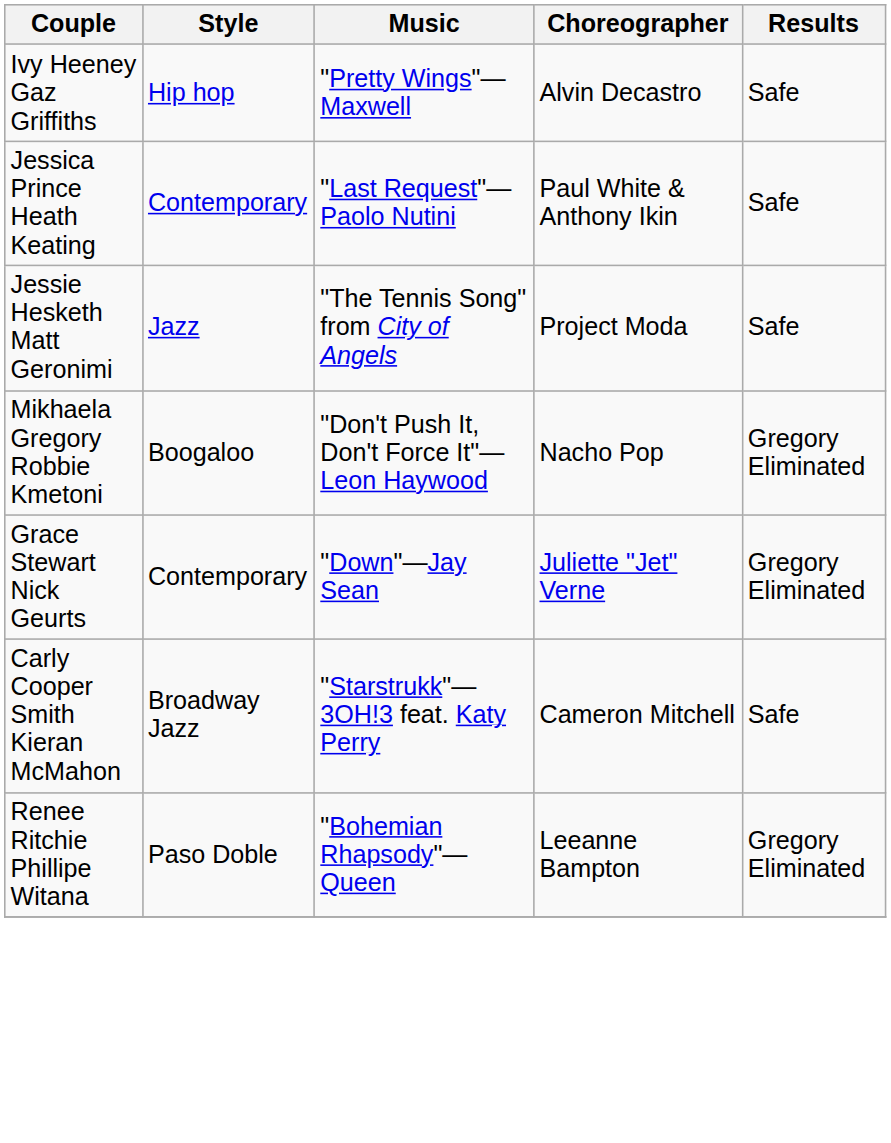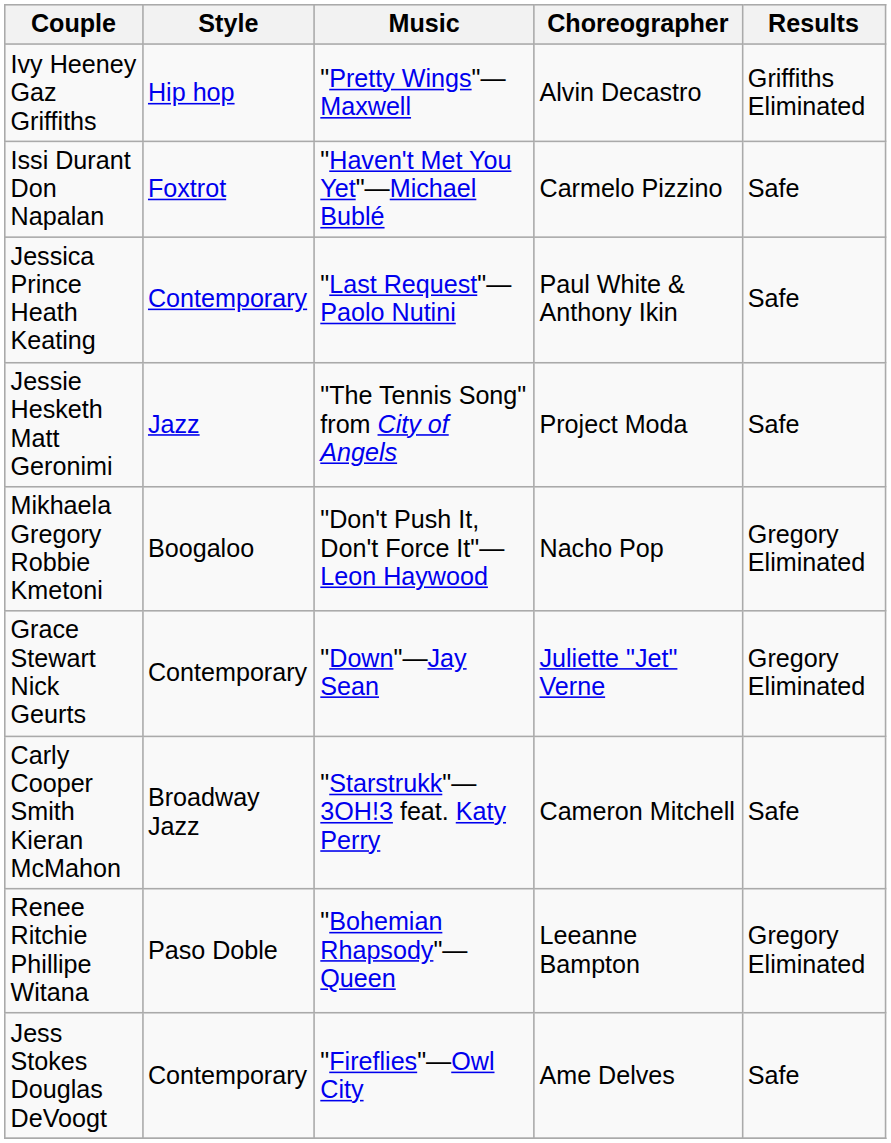(774, 92) Safe -> (807, 92) Griffiths Eliminated
+ row: (71, 188)
+ row: (59, 1075)
